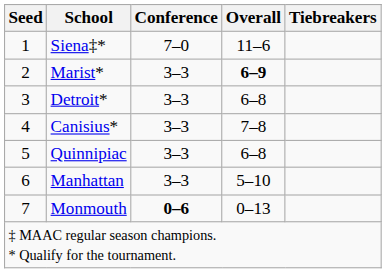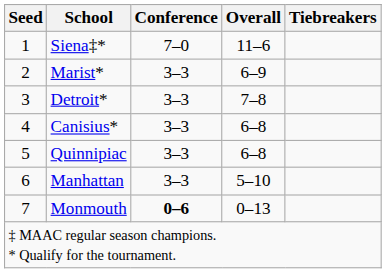(253, 72) bold -> (253, 72) normal
(253, 99) 6–8 -> (253, 99) 7–8
(253, 126) 7–8 -> (253, 126) 6–8
